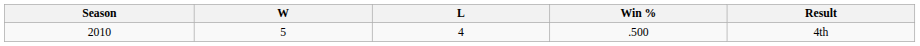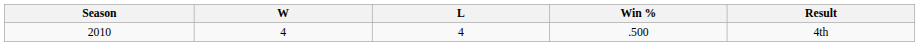(283, 32) 5 -> (283, 32) 4
